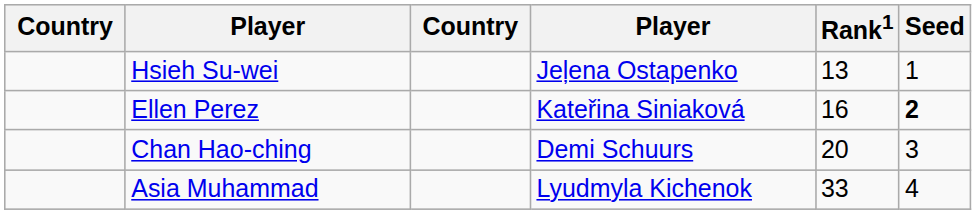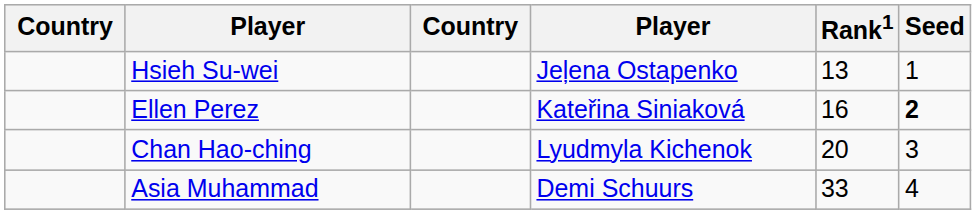(615, 149) Demi Schuurs -> (644, 149) Lyudmyla Kichenok
(644, 189) Lyudmyla Kichenok -> (615, 189) Demi Schuurs
